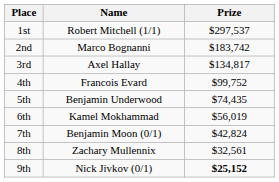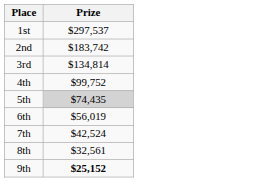- column: (114, 13)
(229, 64) $134,817 -> (88, 64) $134,814
(229, 99) no background -> (88, 99) lightgrey background
(229, 133) $42,824 -> (88, 133) $42,524
